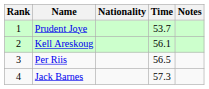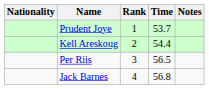columns swapped: (18, 12) <-> (122, 12)
(162, 44) 56.1 -> (162, 44) 54.4
(162, 76) 57.3 -> (162, 76) 56.8
